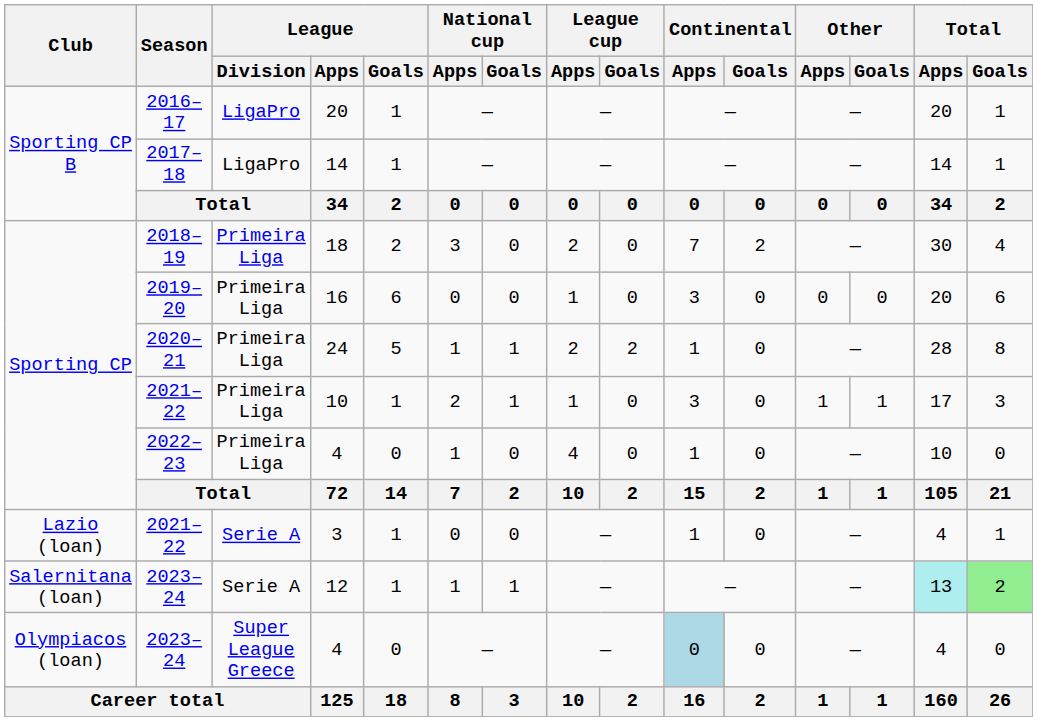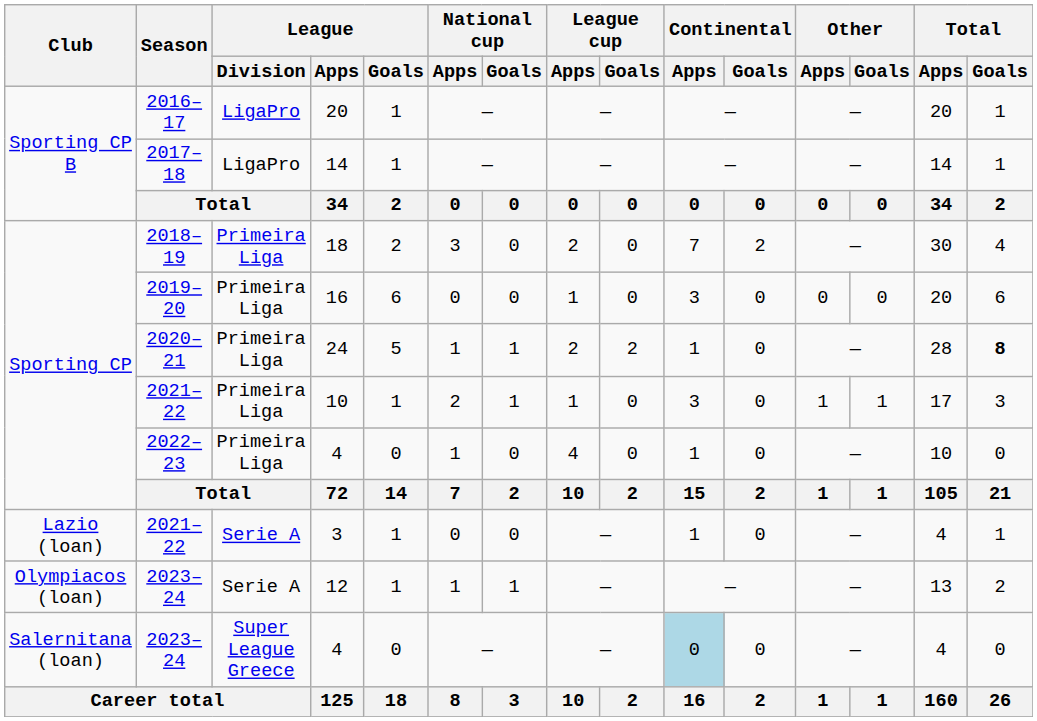(1000, 350) normal -> (1000, 350) bold
(71, 587) Salernitana (loan) -> (71, 587) Olympiacos (loan)
(941, 587) paleturquoise background -> (941, 587) no background
(1000, 587) lightgreen background -> (1000, 587) no background
(71, 650) Olympiacos (loan) -> (71, 650) Salernitana (loan)
